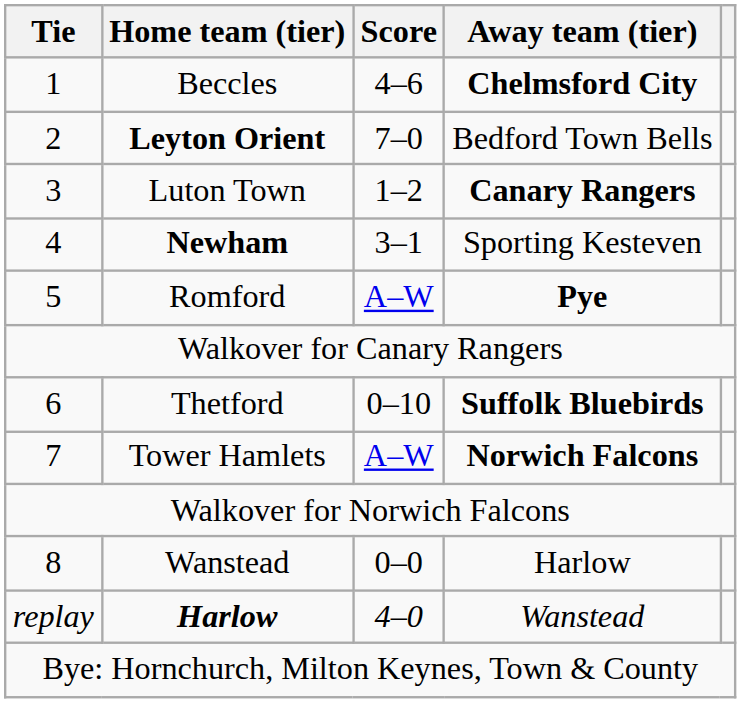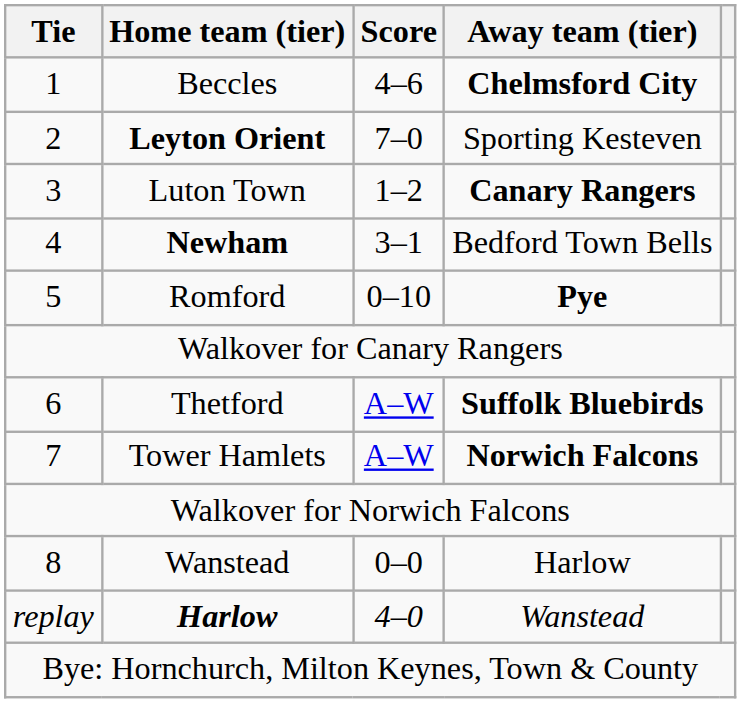(582, 137) Bedford Town Bells -> (582, 137) Sporting Kesteven
(582, 243) Sporting Kesteven -> (582, 243) Bedford Town Bells
(399, 296) A–W -> (399, 296) 0–10
(399, 402) 0–10 -> (399, 402) A–W
